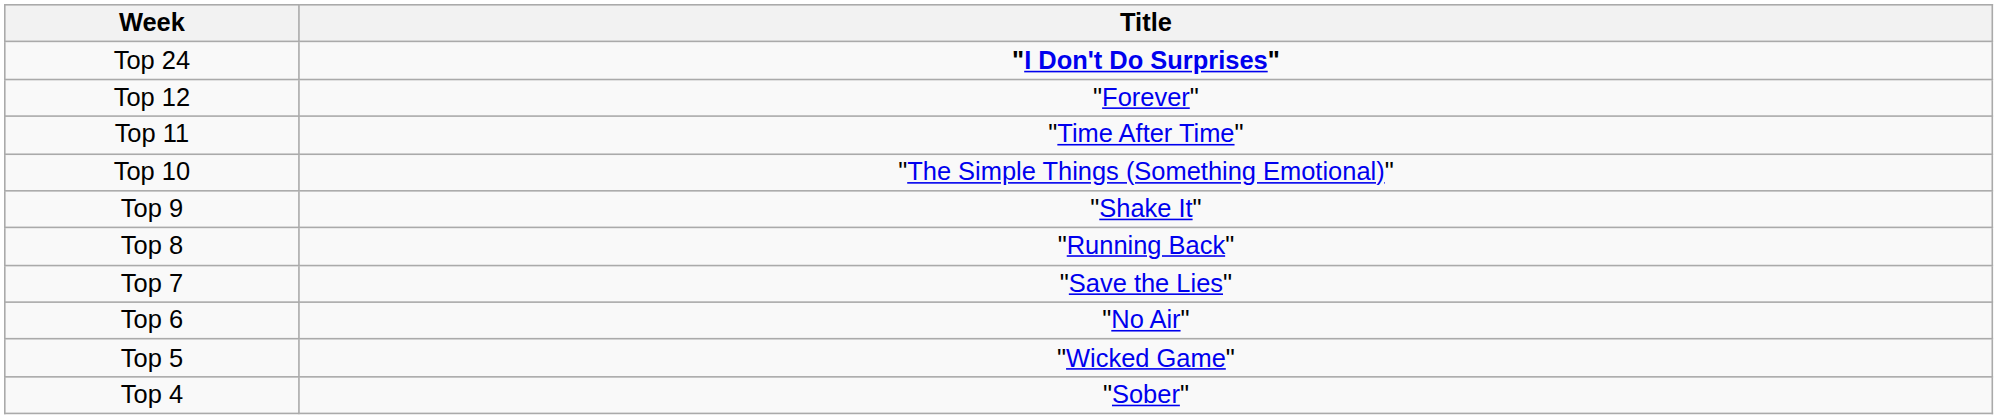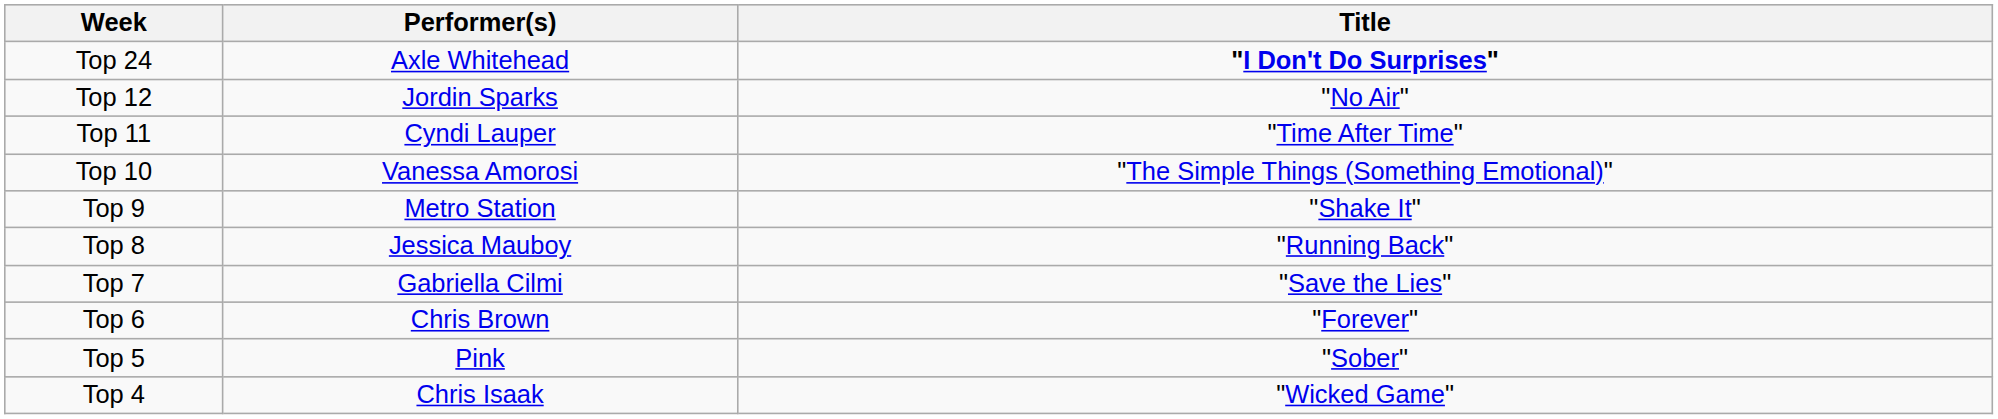+ column: (480, 23)
(1146, 97) "Forever" -> (1365, 97) "No Air"
(1146, 320) "No Air" -> (1365, 320) "Forever"
(1146, 357) "Wicked Game" -> (1365, 357) "Sober"
(1146, 394) "Sober" -> (1365, 394) "Wicked Game"
